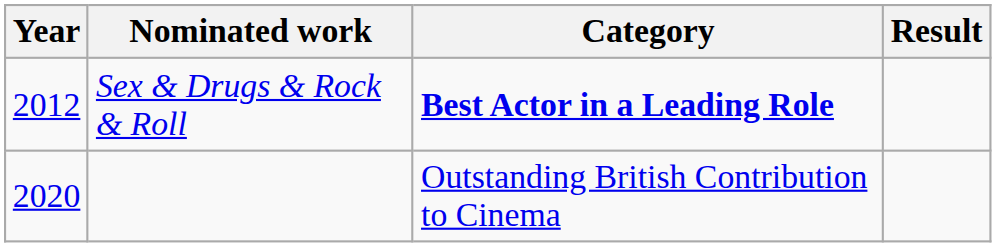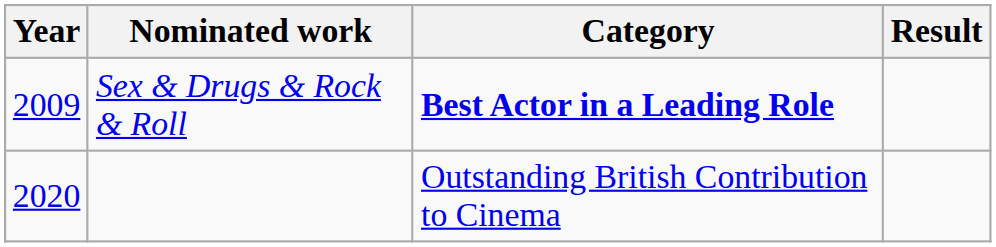(47, 103) 2012 -> (47, 103) 2009
